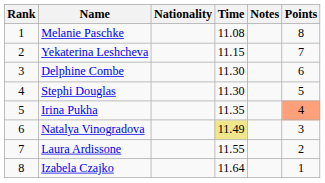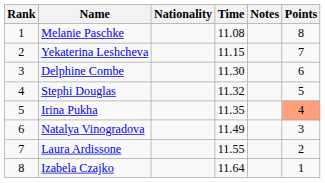(231, 91) 11.30 -> (231, 91) 11.32
(231, 129) khaki background -> (231, 129) no background
